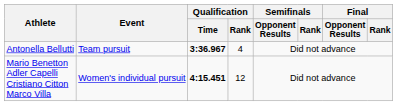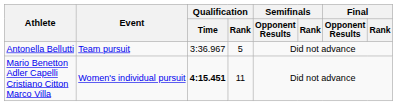(208, 49) bold -> (208, 49) normal
(240, 49) 4 -> (240, 49) 5
(240, 79) 12 -> (240, 79) 11
